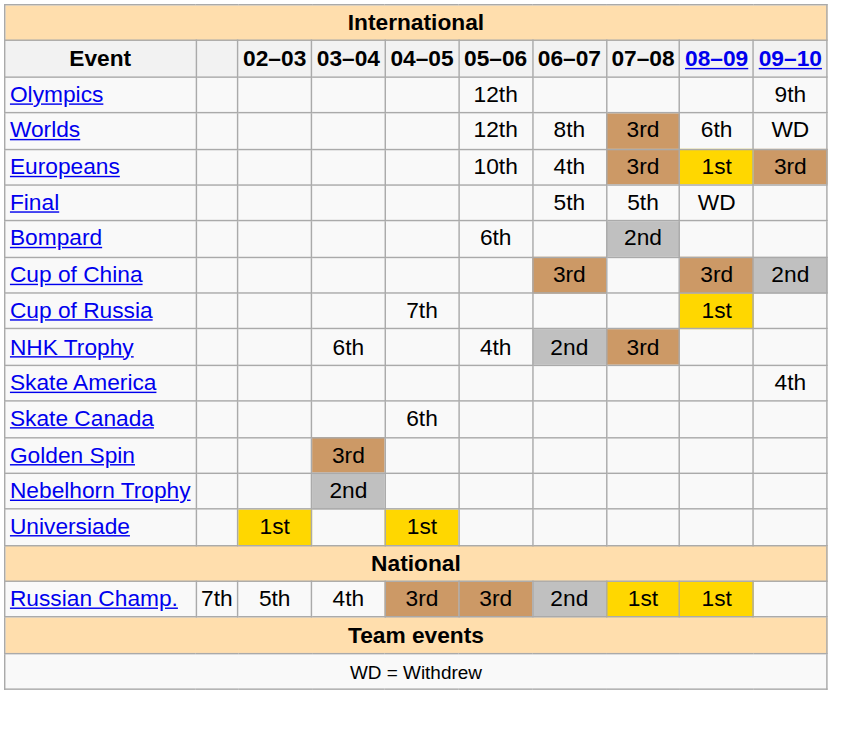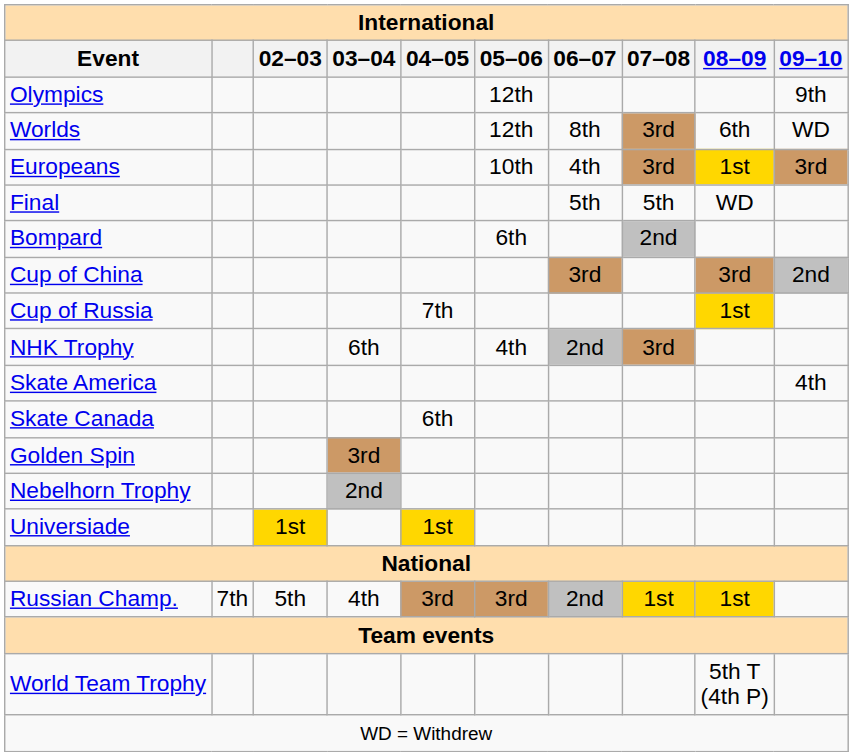+ row: (108, 683)
